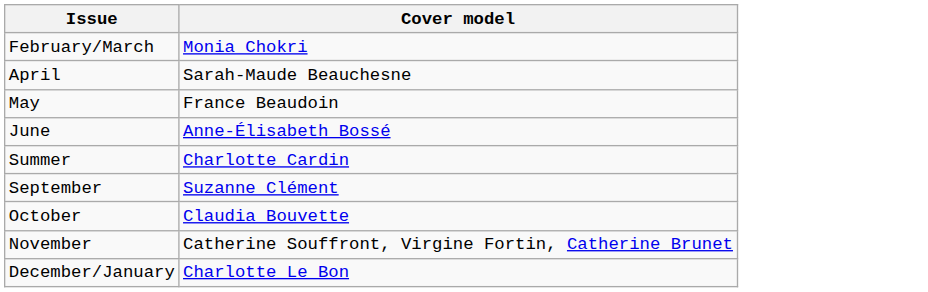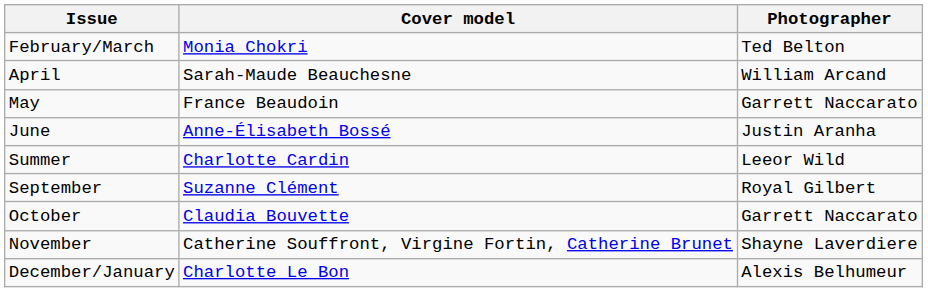+ column: (829, 19)
